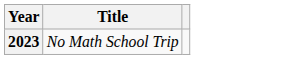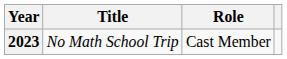+ column: (228, 16)
